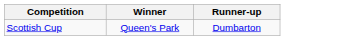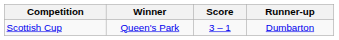+ column: (220, 12)
